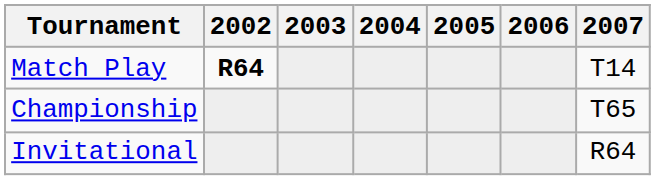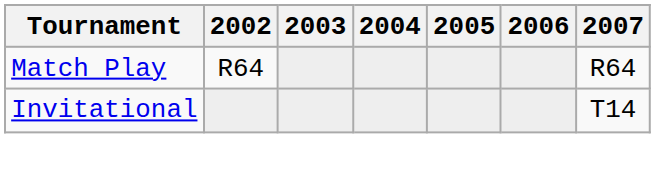(241, 68) bold -> (241, 68) normal
(613, 68) T14 -> (613, 68) R64
- row: (104, 110)
(613, 153) R64 -> (613, 110) T14
